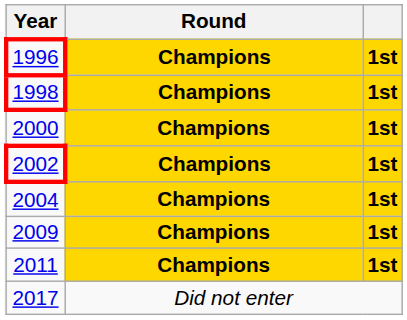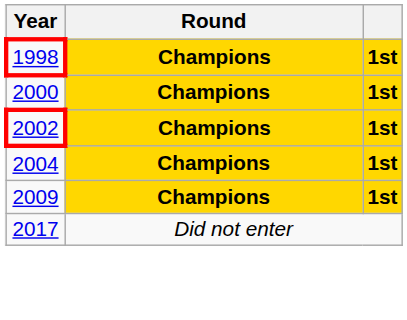- row: (36, 57)
- row: (36, 265)
